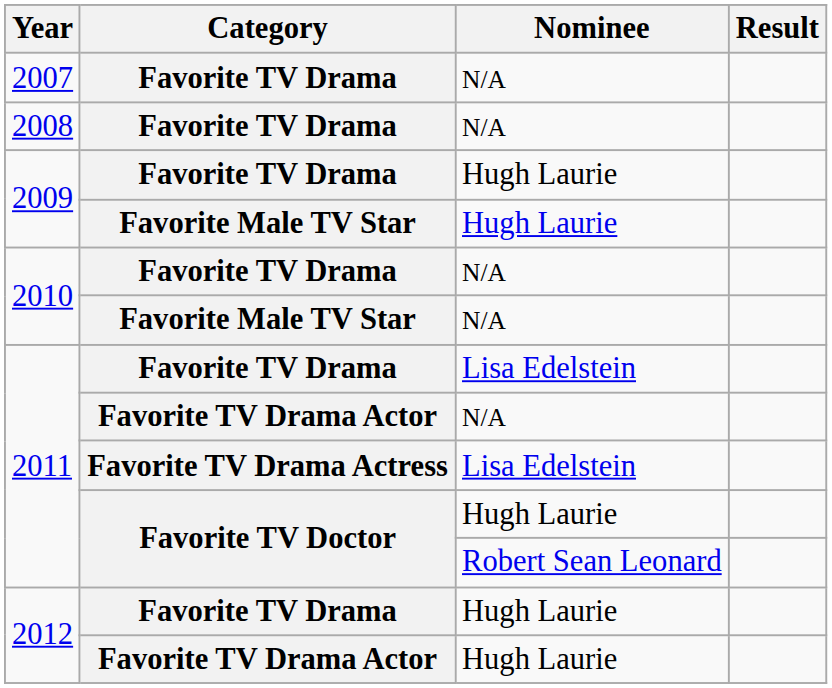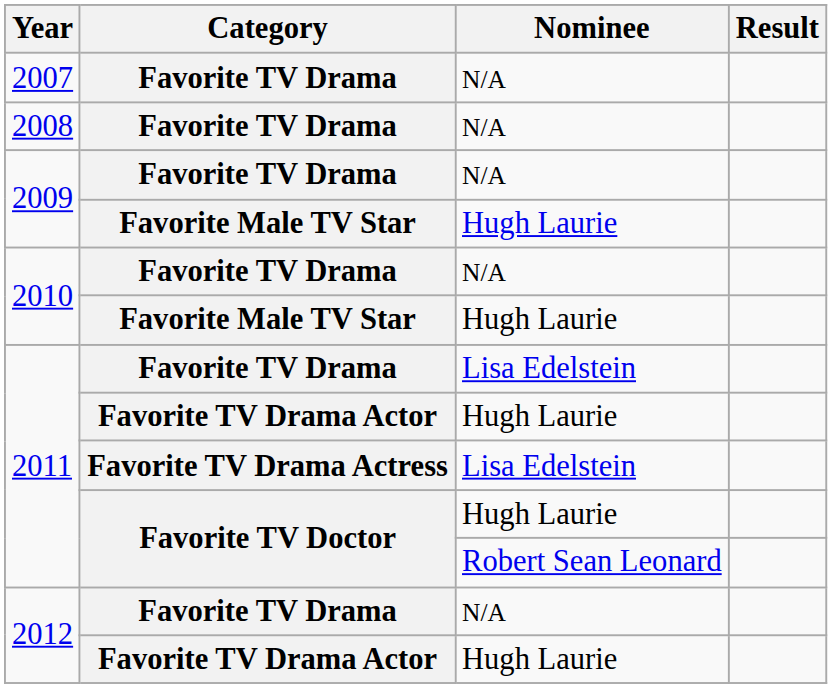(540, 174) Hugh Laurie -> (592, 175) N/A
(592, 320) N/A -> (540, 319) Hugh Laurie
(592, 417) N/A -> (540, 416) Hugh Laurie
(540, 610) Hugh Laurie -> (592, 611) N/A
